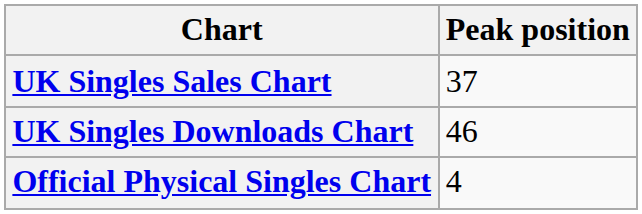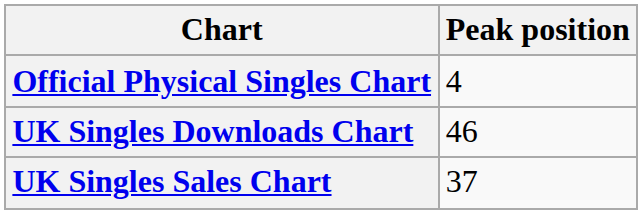rows swapped: (172, 80) <-> (222, 182)
